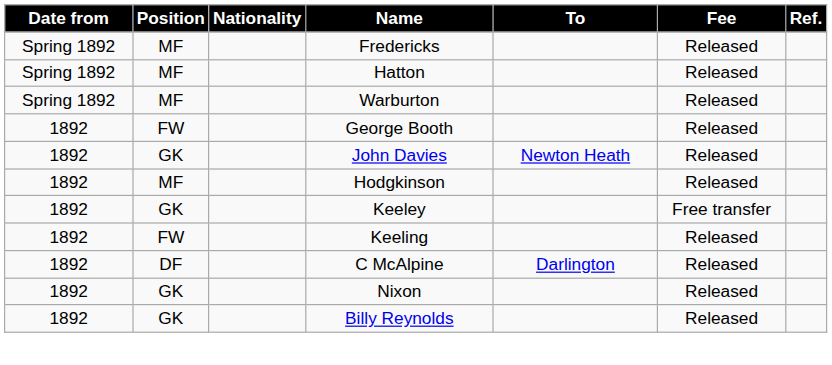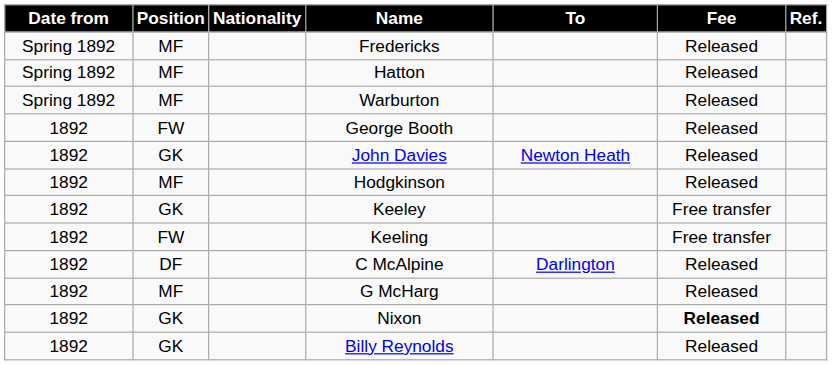(722, 237) Released -> (722, 237) Free transfer
+ row: (399, 292)
(722, 292) normal -> (722, 319) bold
